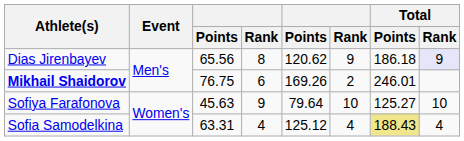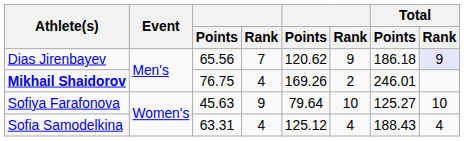(261, 59) 8 -> (261, 59) 7
(261, 81) 6 -> (261, 81) 4
(395, 125) khaki background -> (395, 125) no background
